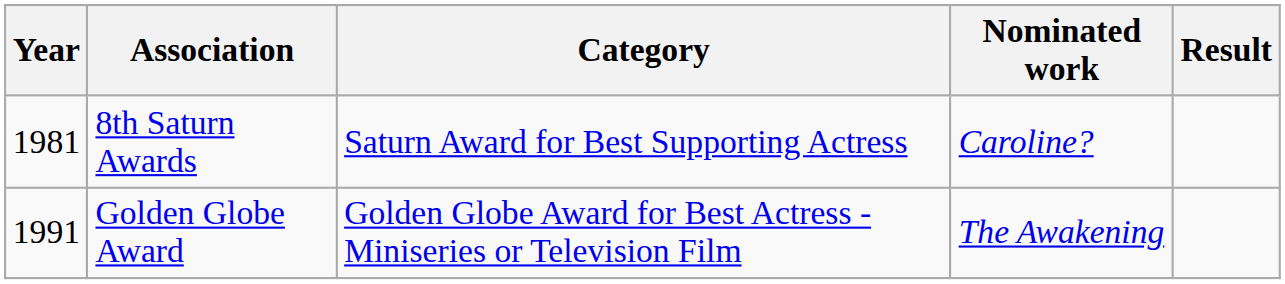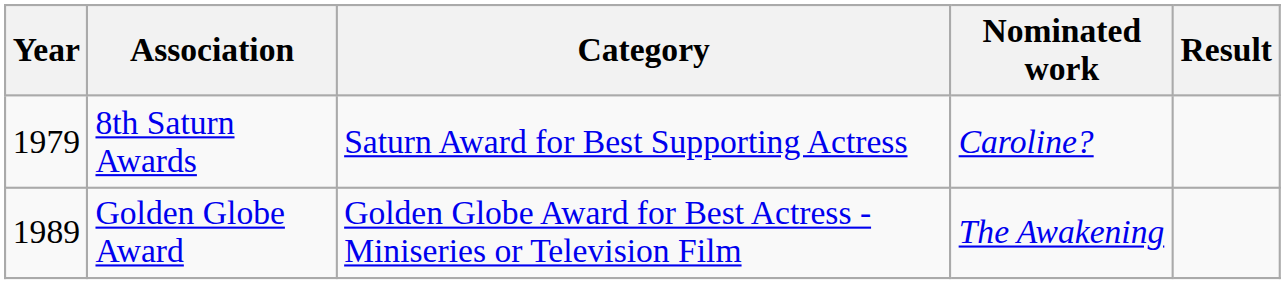(46, 141) 1981 -> (46, 141) 1979
(46, 232) 1991 -> (46, 232) 1989
